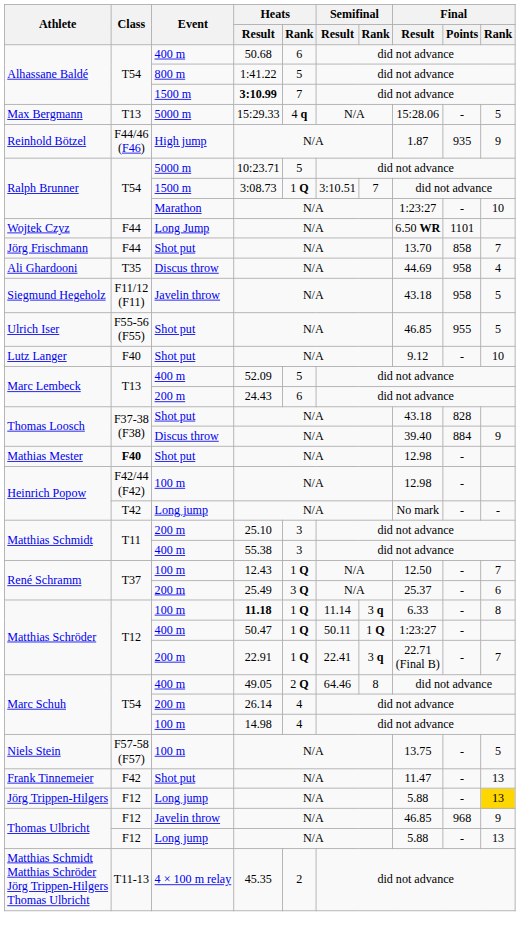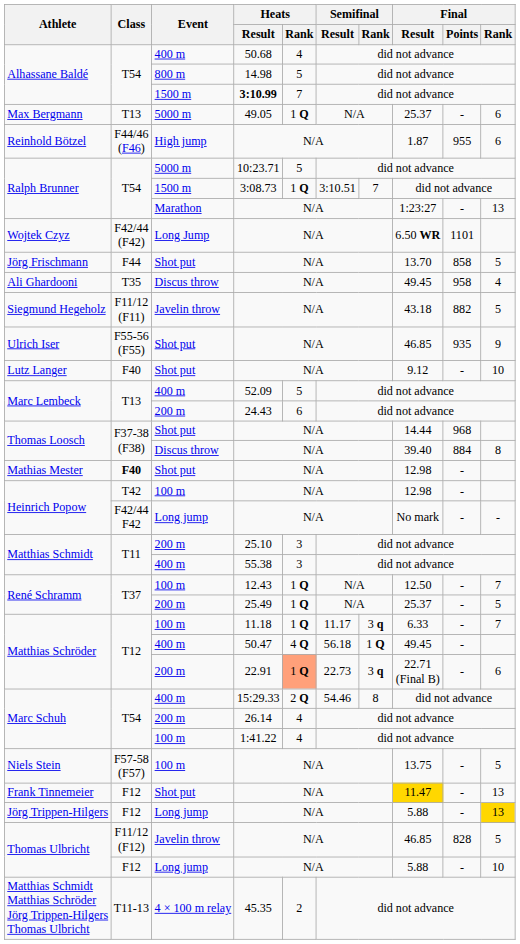(299, 54) 6 -> (299, 54) 4
(258, 74) 1:41.22 -> (258, 74) 14.98
(258, 114) 15:29.33 -> (258, 114) 49.05
(299, 114) 4 q -> (299, 114) 1 Q
(418, 114) 15:28.06 -> (418, 114) 25.37
(498, 114) 5 -> (498, 114) 6
(462, 141) 935 -> (462, 141) 955
(498, 141) 9 -> (498, 141) 6
(498, 208) 10 -> (498, 208) 13
(131, 228) F44 -> (131, 235) F42/44 (F42)
(498, 248) 7 -> (498, 262) 5
(418, 268) 44.69 -> (418, 282) 49.45
(462, 295) 958 -> (462, 309) 882
(462, 329) 955 -> (462, 344) 935
(498, 329) 5 -> (498, 344) 9
(418, 416) 43.18 -> (418, 431) 14.44
(462, 416) 828 -> (462, 431) 968
(498, 436) 9 -> (498, 451) 8
(131, 483) F42/44 (F42) -> (131, 490) T42
(131, 510) T42 -> (131, 518) F42/44 F42
(299, 590) 3 Q -> (299, 604) 1 Q
(498, 590) 6 -> (498, 604) 5
(258, 610) bold -> (258, 624) normal
(337, 610) 11.14 -> (337, 624) 11.17
(498, 610) 8 -> (498, 624) 7
(299, 630) 1 Q -> (299, 644) 4 Q
(337, 630) 50.11 -> (337, 644) 56.18
(418, 630) 1:23:27 -> (418, 644) 49.45
(299, 657) no background -> (299, 671) lightsalmon background
(337, 657) 22.41 -> (337, 671) 22.73
(498, 657) 7 -> (498, 671) 6
(258, 684) 49.05 -> (258, 699) 15:29.33
(337, 684) 64.46 -> (337, 699) 54.46
(258, 724) 14.98 -> (258, 738) 1:41.22
(131, 778) F42 -> (131, 793) F12
(418, 778) no background -> (418, 793) gold background
(131, 818) F12 -> (131, 840) F11/12 (F12)
(462, 818) 968 -> (462, 840) 828
(498, 818) 9 -> (498, 840) 5
(498, 838) 13 -> (498, 867) 10
